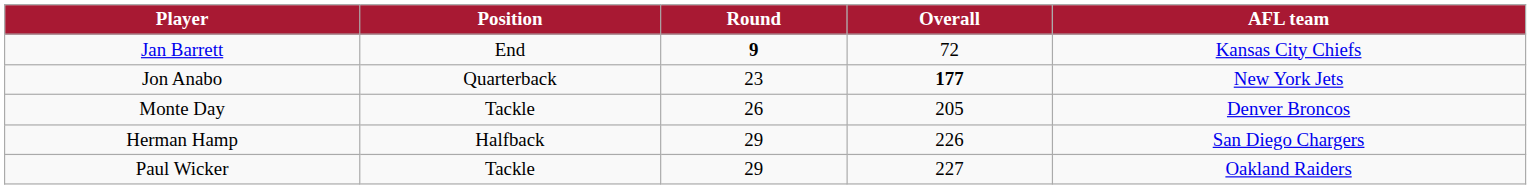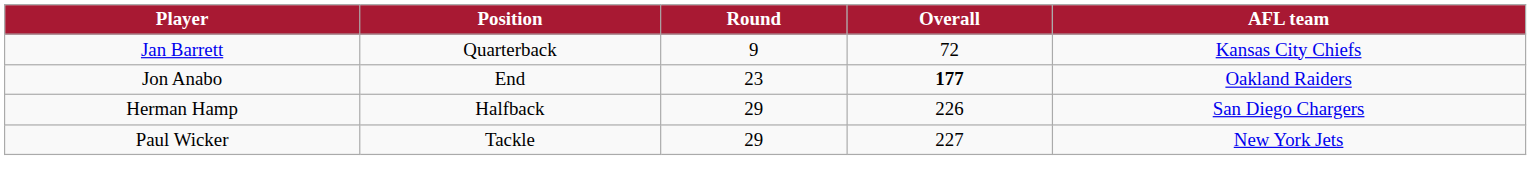(510, 49) End -> (510, 49) Quarterback
(754, 49) bold -> (754, 49) normal
(510, 79) Quarterback -> (510, 79) End
(1289, 79) New York Jets -> (1289, 79) Oakland Raiders
- row: (182, 109)
(1289, 169) Oakland Raiders -> (1289, 139) New York Jets
